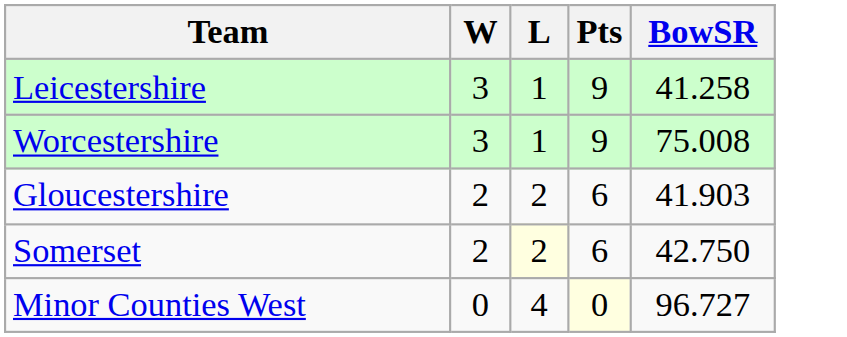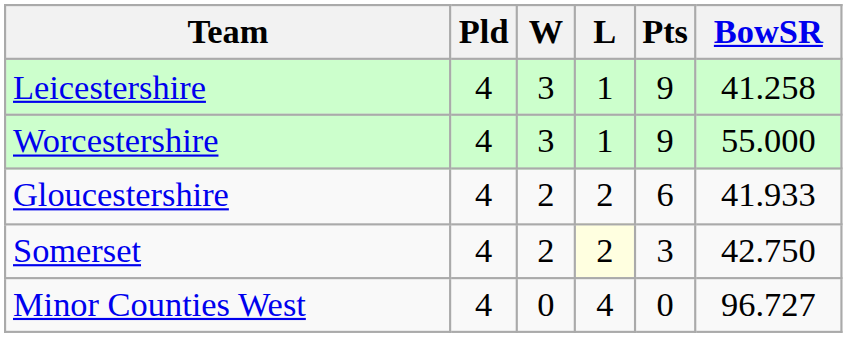+ column: (484, 31)
(703, 140) 75.008 -> (768, 140) 55.000
(703, 195) 41.903 -> (768, 195) 41.933
(599, 250) 6 -> (665, 250) 3
(599, 304) lightyellow background -> (665, 304) no background
